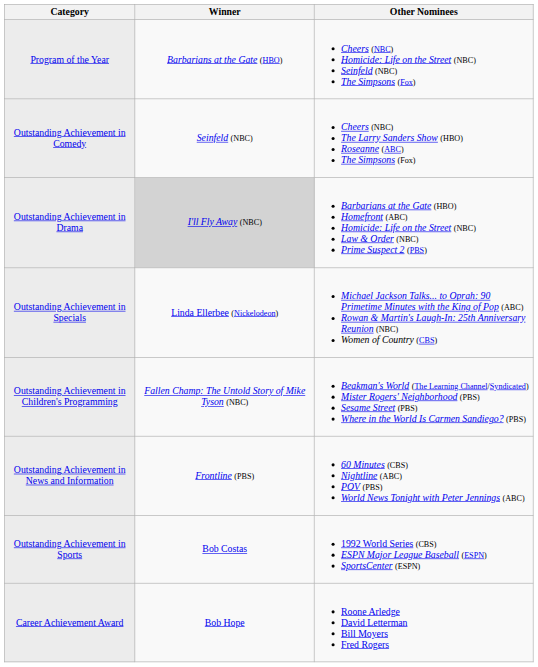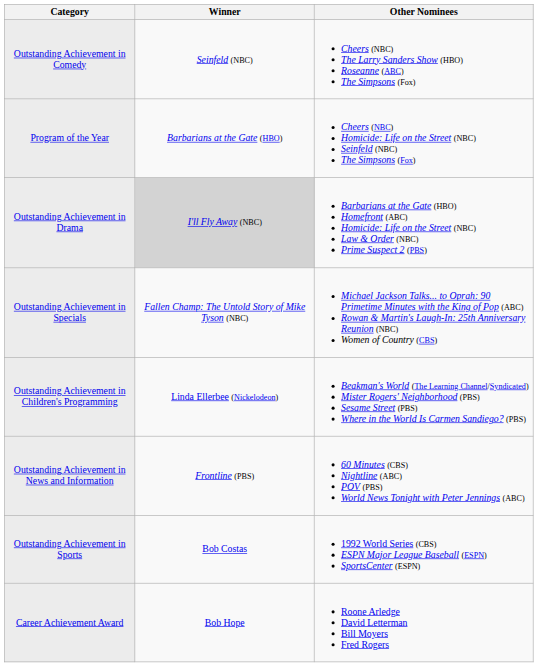rows swapped: (70, 59) <-> (70, 138)
(225, 312) Linda Ellerbee (Nickelodeon) -> (225, 312) Fallen Champ: The Untold Story of Mike Tyson (NBC)
(225, 397) Fallen Champ: The Untold Story of Mike Tyson (NBC) -> (225, 397) Linda Ellerbee (Nickelodeon)
